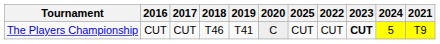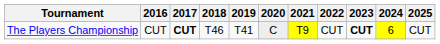columns swapped: (420, 13) <-> (303, 13)
(185, 31) normal -> (185, 31) bold
(391, 31) 5 -> (391, 31) 6
